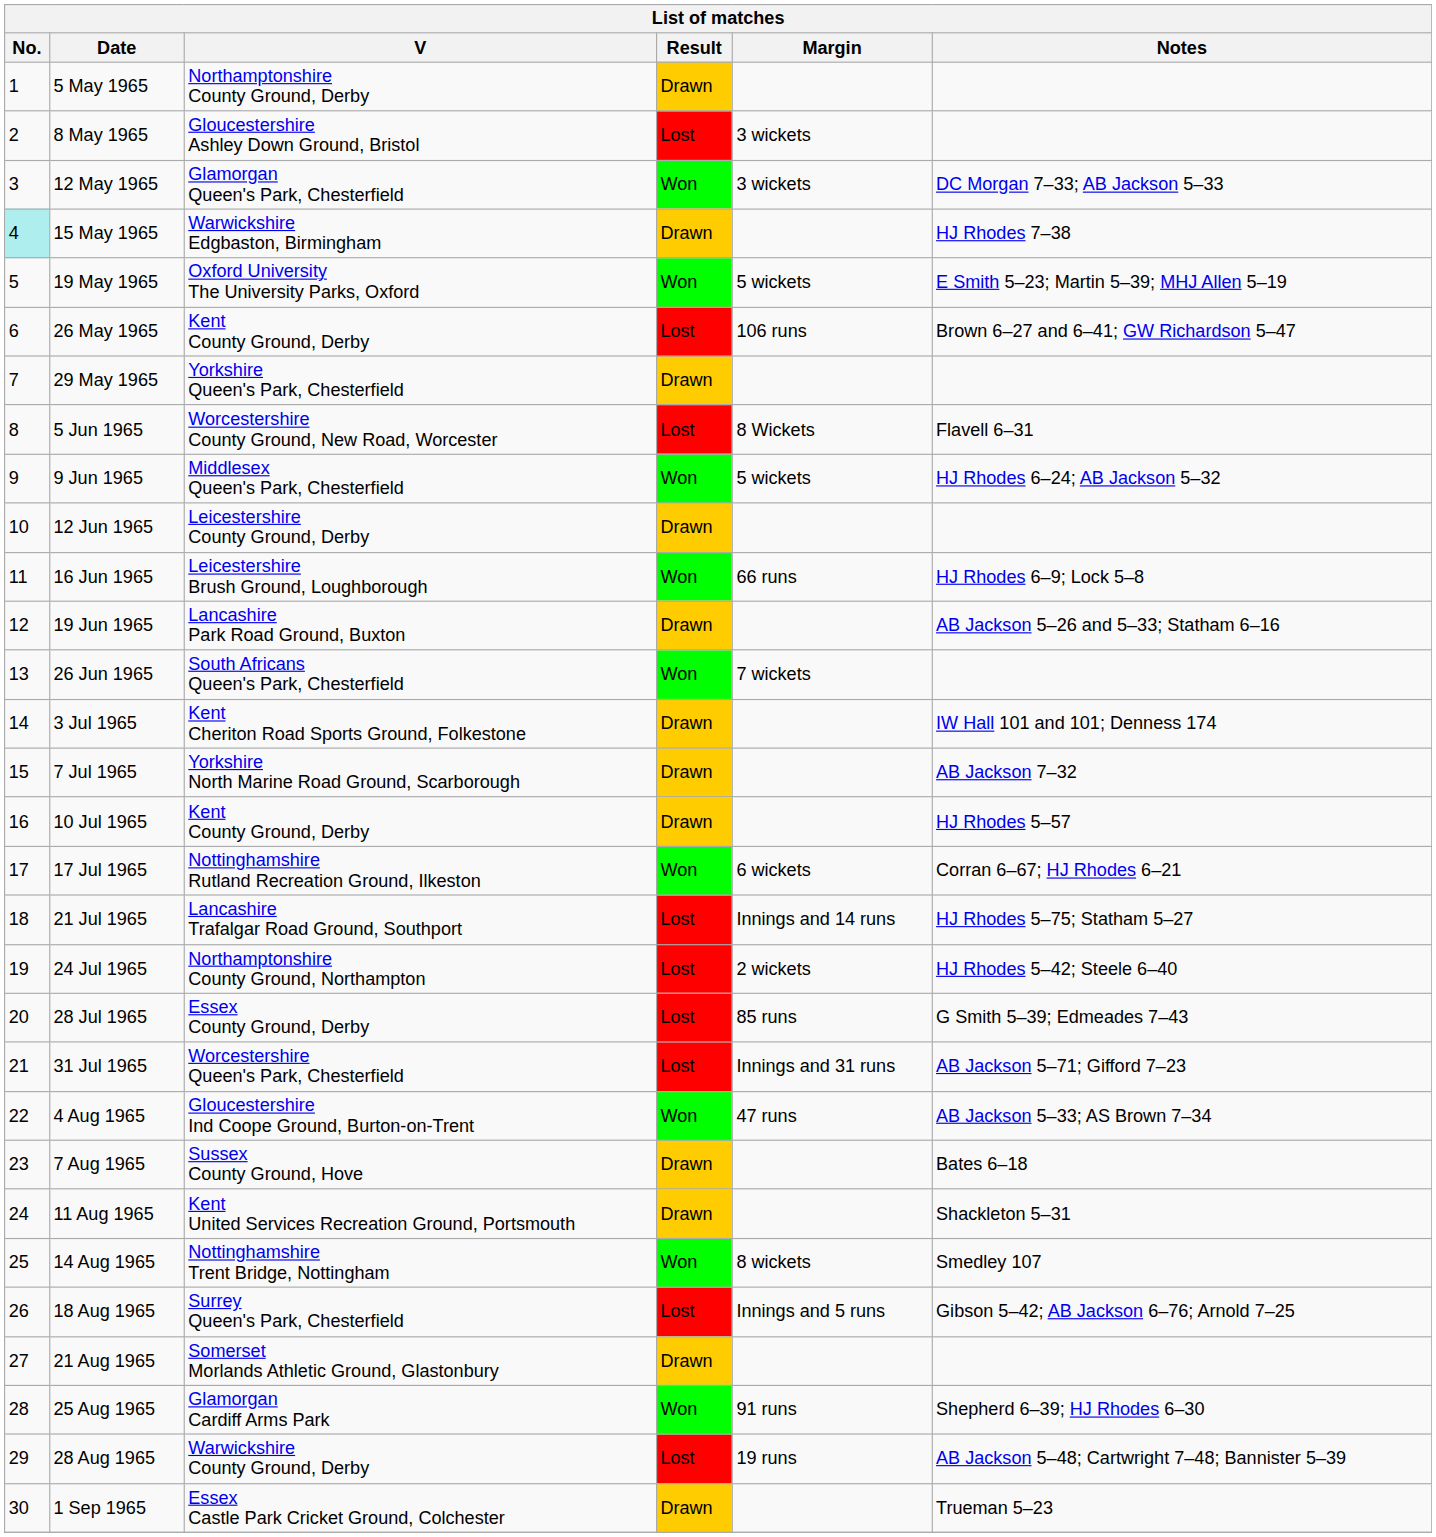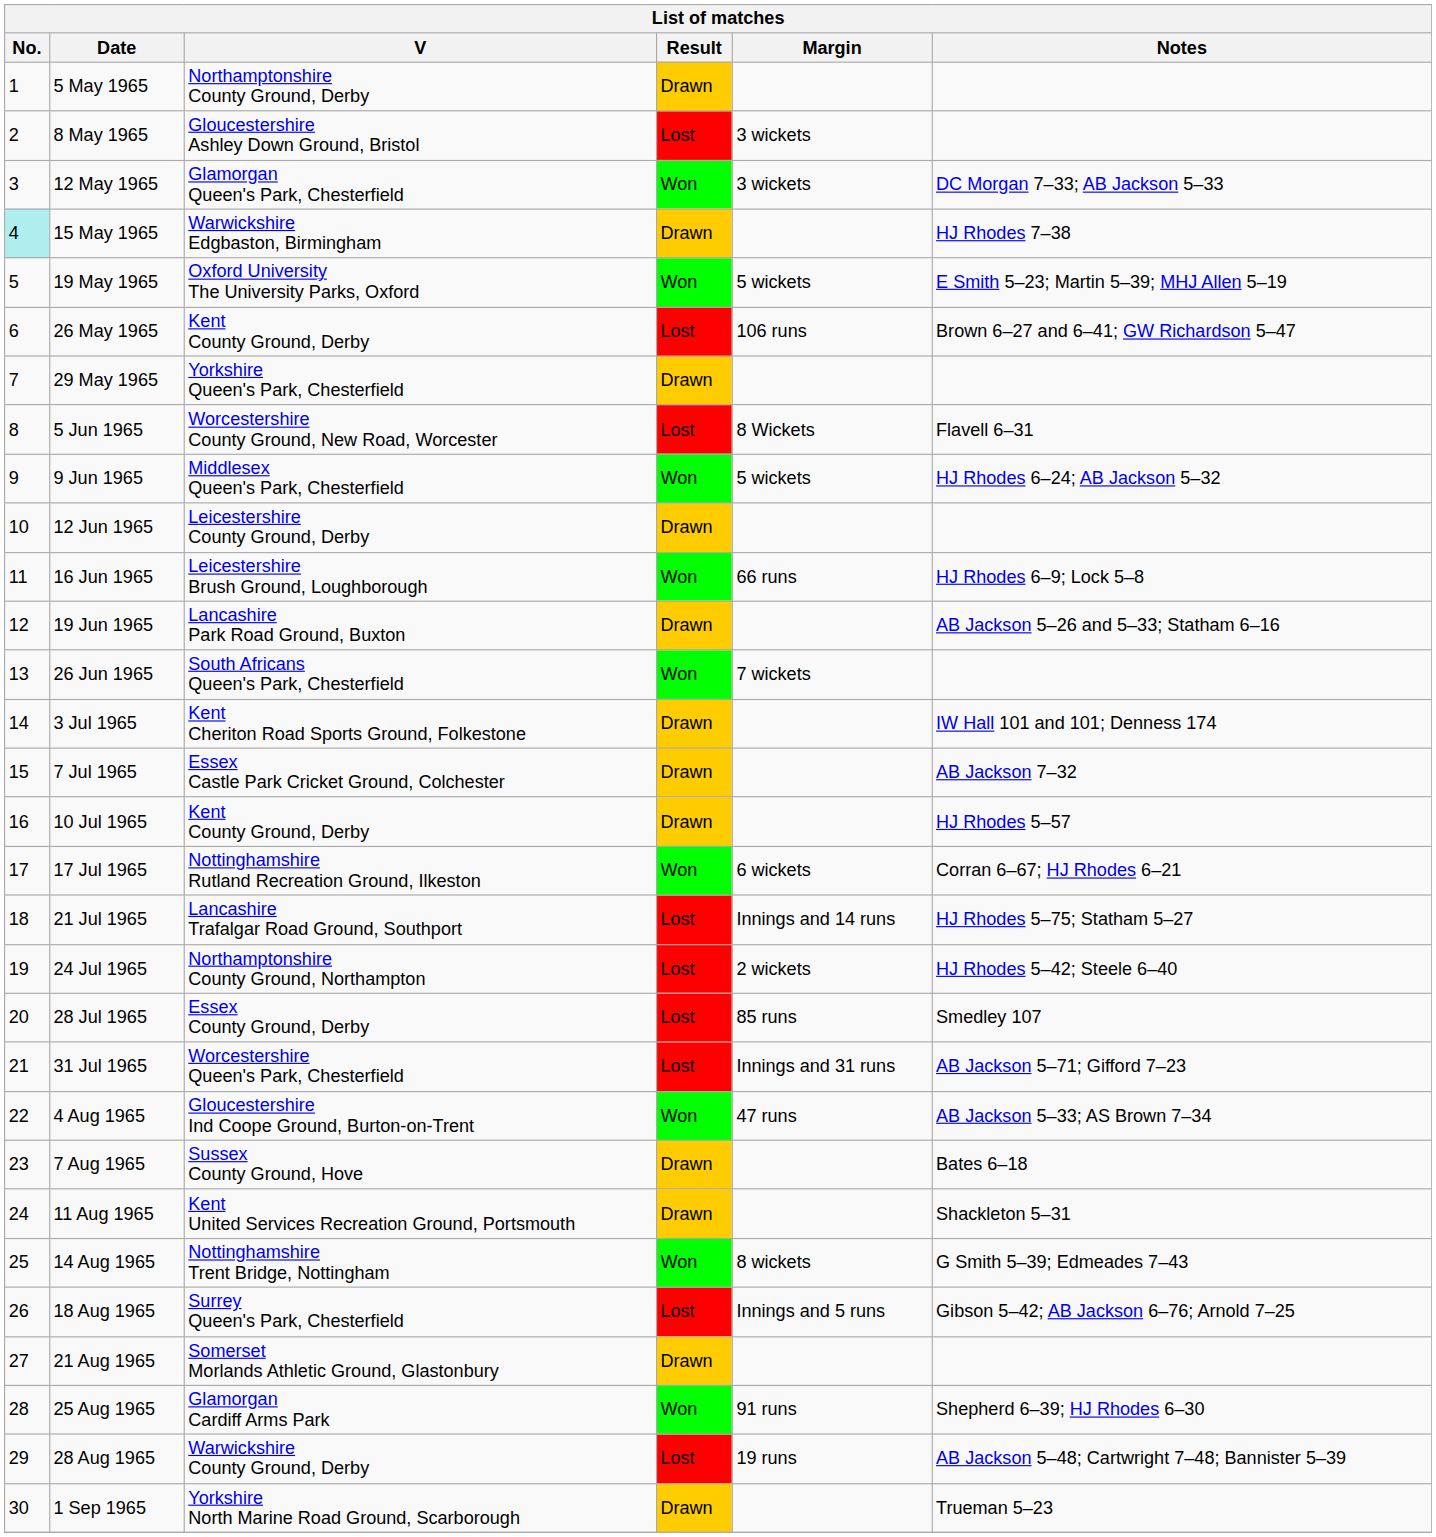(354, 772) Yorkshire North Marine Road Ground, Scarborough -> (347, 772) Essex Castle Park Cricket Ground, Colchester
(1062, 1017) G Smith 5–39; Edmeades 7–43 -> (989, 1017) Smedley 107
(989, 1262) Smedley 107 -> (1062, 1262) G Smith 5–39; Edmeades 7–43
(347, 1507) Essex Castle Park Cricket Ground, Colchester -> (354, 1507) Yorkshire North Marine Road Ground, Scarborough
